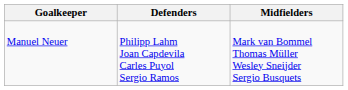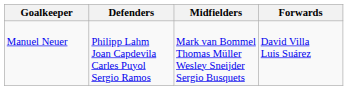+ column: (301, 12)
